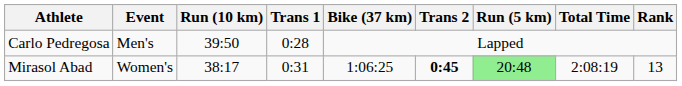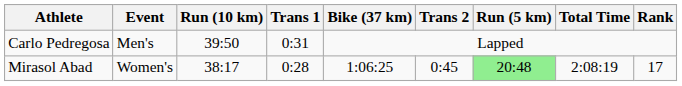(295, 43) 0:28 -> (295, 43) 0:31
(295, 68) 0:31 -> (295, 68) 0:28
(444, 68) bold -> (444, 68) normal
(655, 68) 13 -> (655, 68) 17
